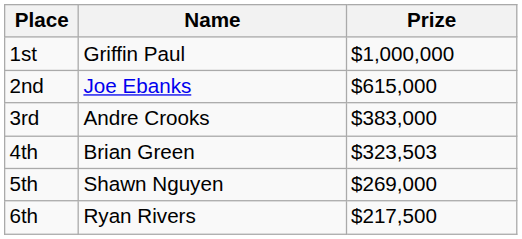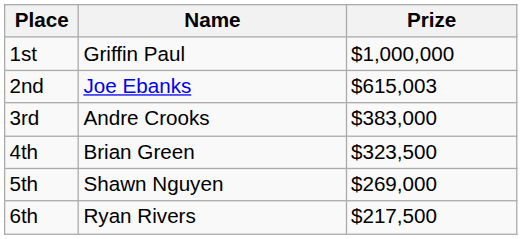(394, 86) $615,000 -> (394, 86) $615,003
(394, 151) $323,503 -> (394, 151) $323,500
